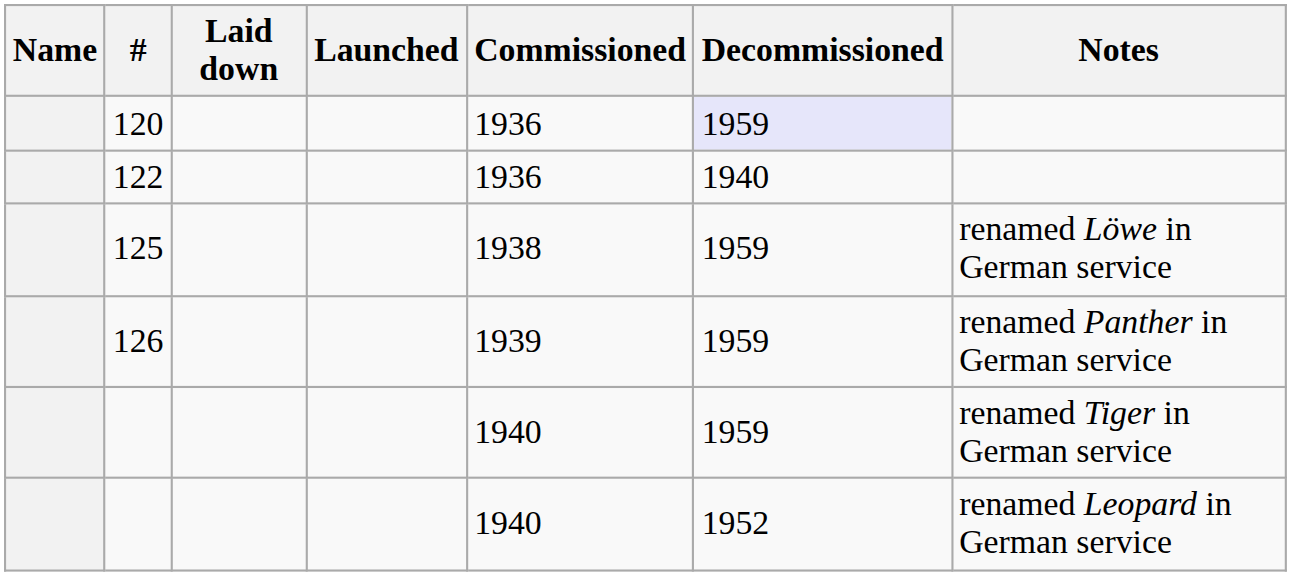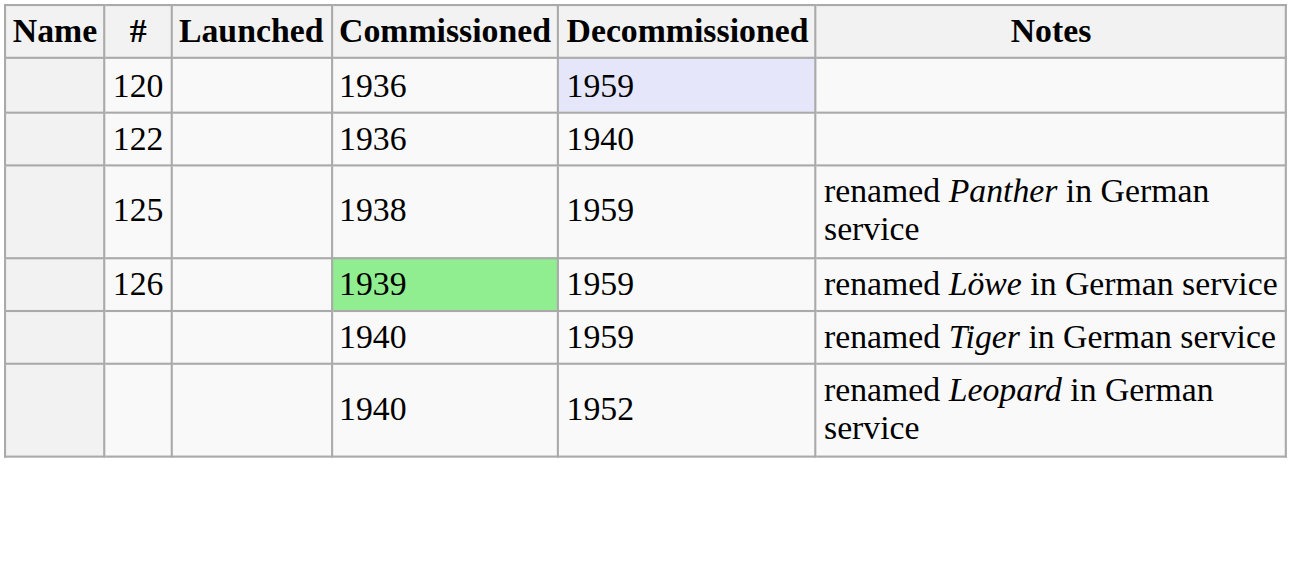- column: (239, 50)
(1075, 248) renamed Löwe in German service -> (1017, 210) renamed Panther in German service
(508, 340) no background -> (373, 283) lightgreen background
(1093, 340) renamed Panther in German service -> (1051, 283) renamed Löwe in German service
